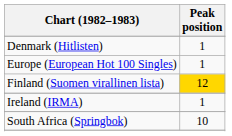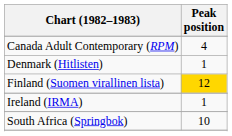+ row: (93, 45)
- row: (92, 64)
